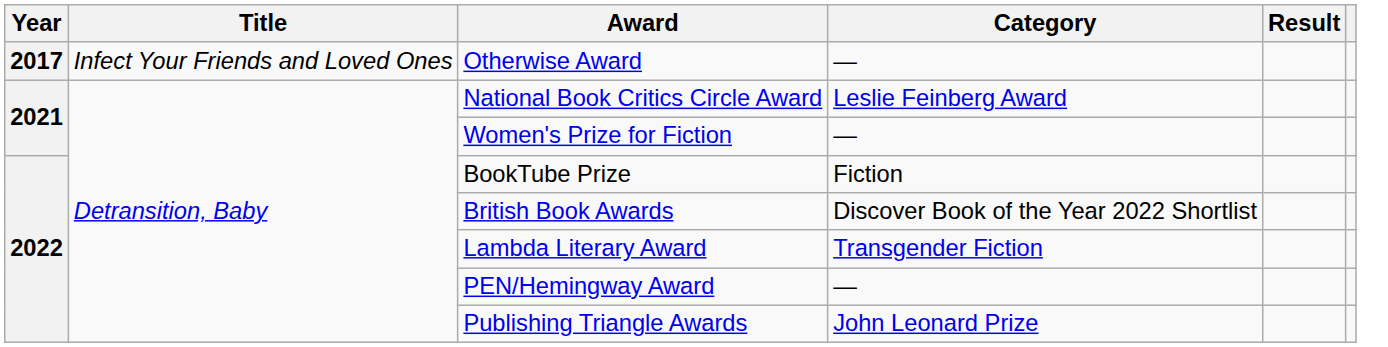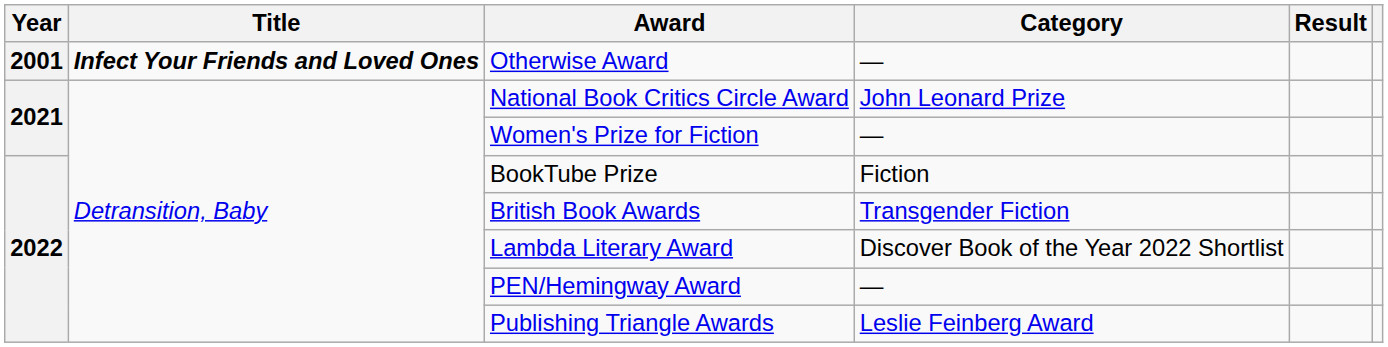(37, 60) 2017 -> (37, 60) 2001
(263, 60) normal -> (276, 60) bold
(950, 98) Leslie Feinberg Award -> (962, 98) John Leonard Prize
(1045, 211) Discover Book of the Year 2022 Shortlist -> (965, 211) Transgender Fiction
(938, 248) Transgender Fiction -> (1072, 248) Discover Book of the Year 2022 Shortlist
(936, 323) John Leonard Prize -> (977, 323) Leslie Feinberg Award
